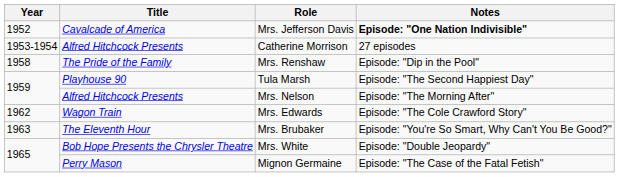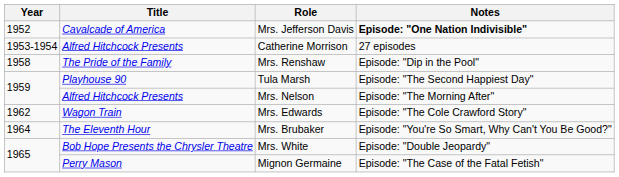(19, 130) 1963 -> (19, 130) 1964
